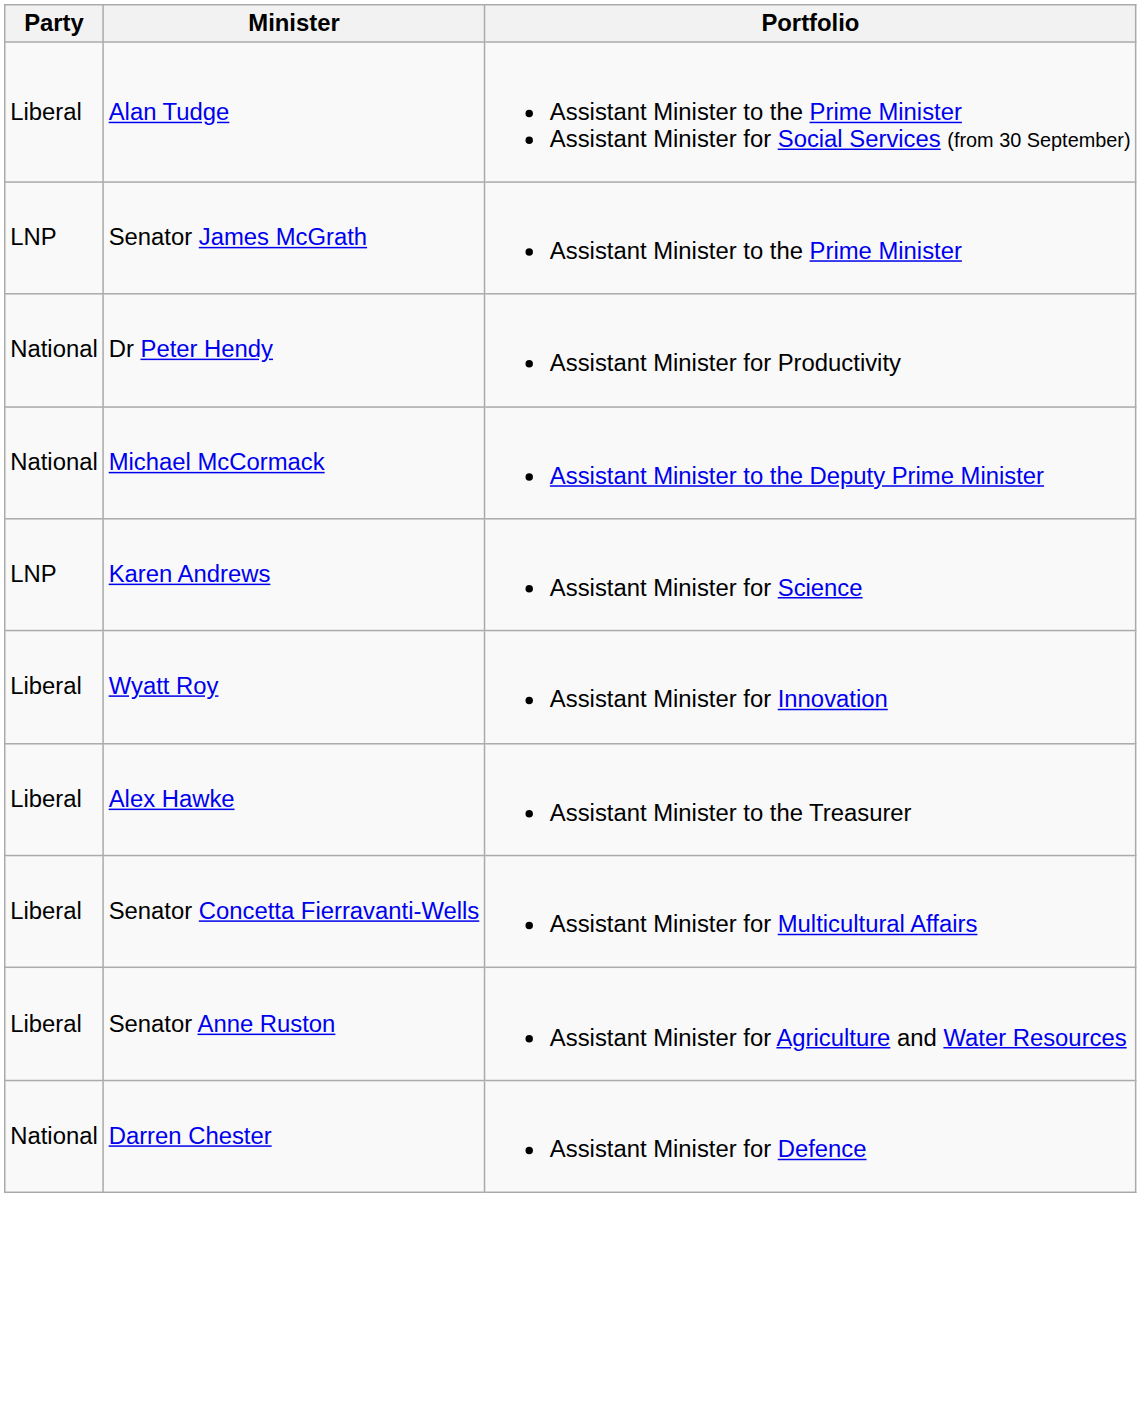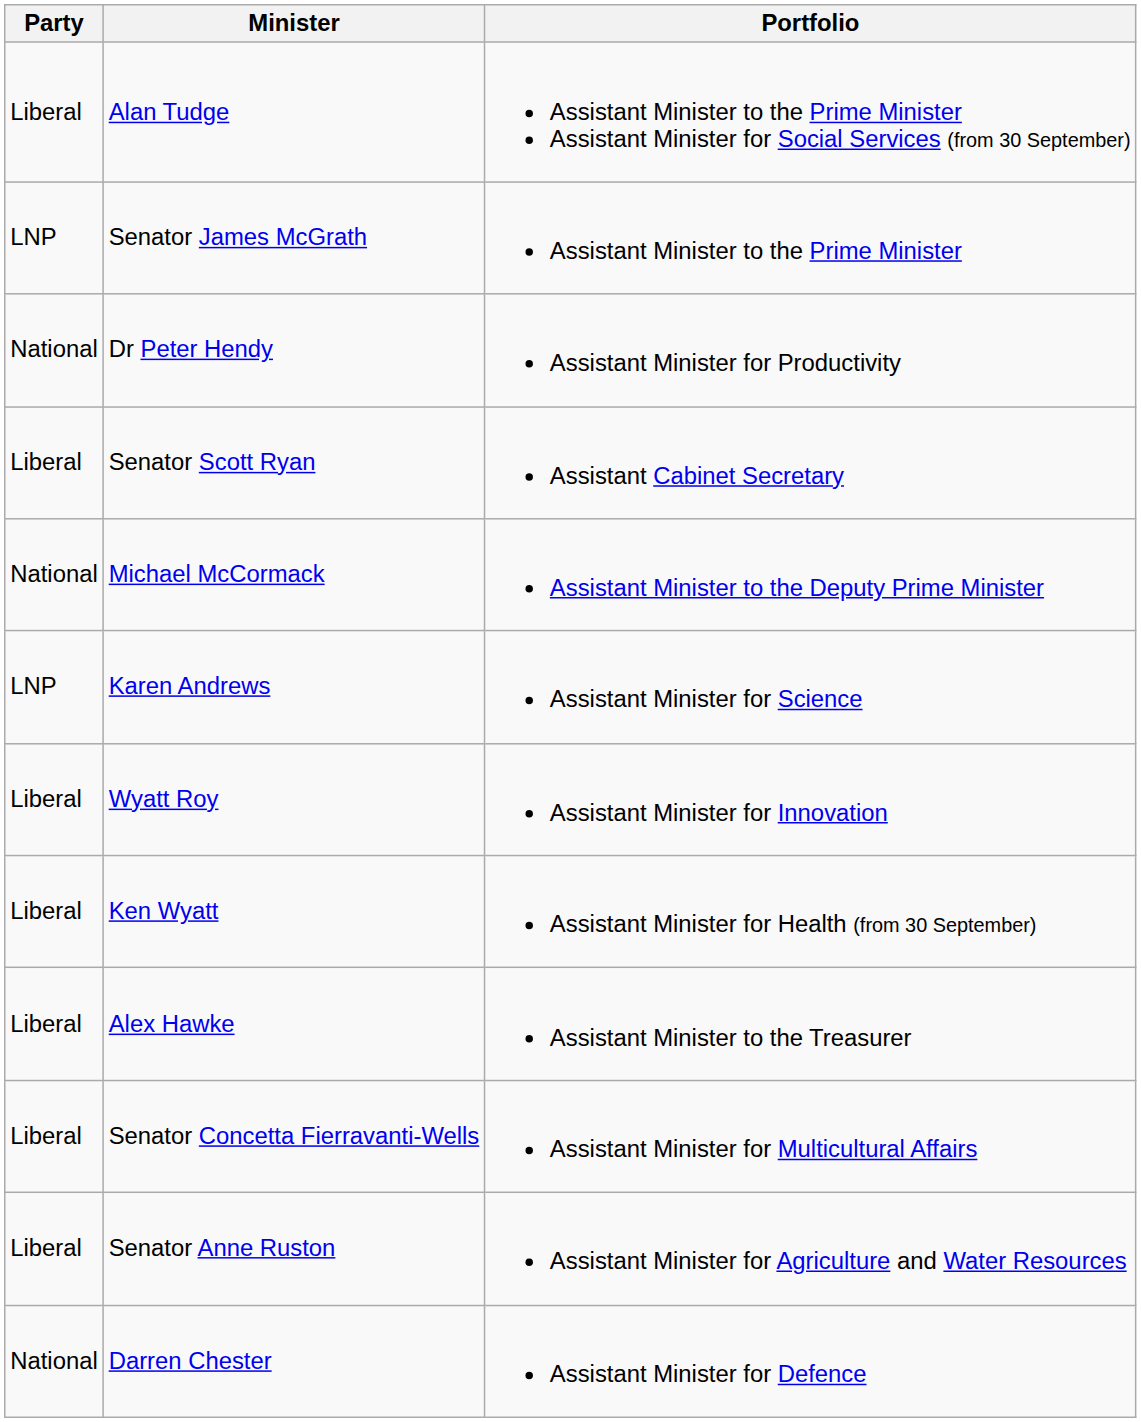+ row: (212, 462)
+ row: (164, 911)
